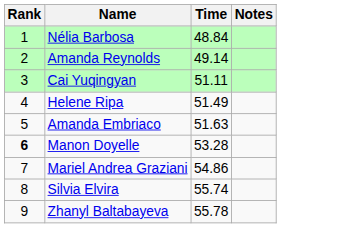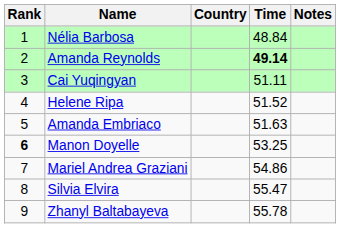+ column: (220, 15)
(211, 59) normal -> (270, 59) bold
(211, 102) 51.49 -> (270, 102) 51.52
(211, 146) 53.28 -> (270, 146) 53.25
(211, 189) 55.74 -> (270, 189) 55.47
